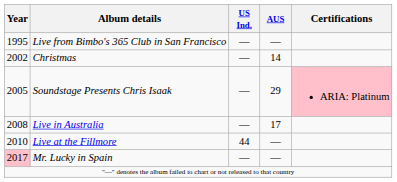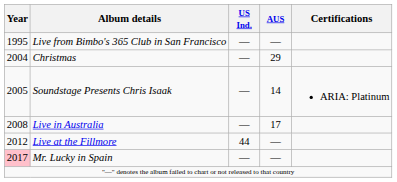(17, 58) 2002 -> (17, 58) 2004
(275, 58) 14 -> (275, 58) 29
(275, 91) 29 -> (275, 91) 14
(342, 97) pink background -> (342, 97) no background
(17, 141) 2010 -> (17, 141) 2012
